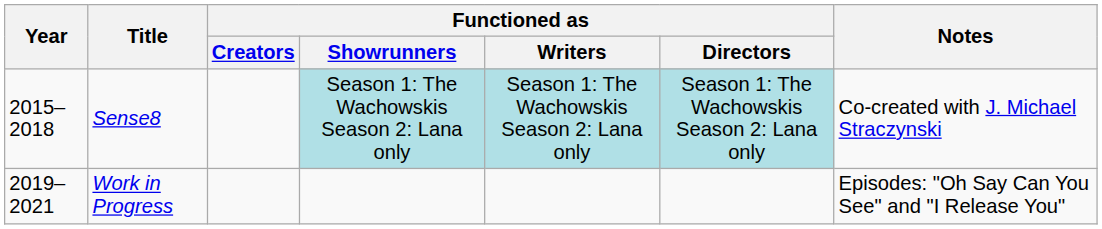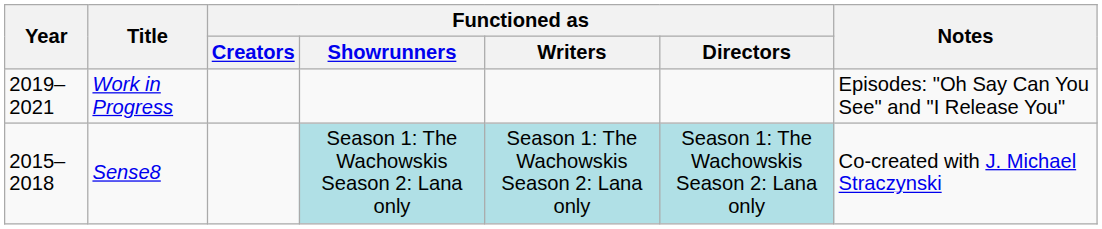rows swapped: (127, 118) <-> (133, 195)
